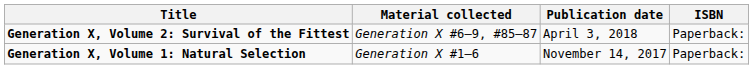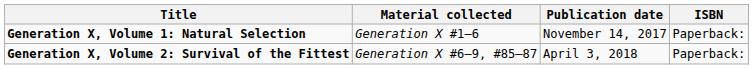rows swapped: (157, 54) <-> (178, 34)
